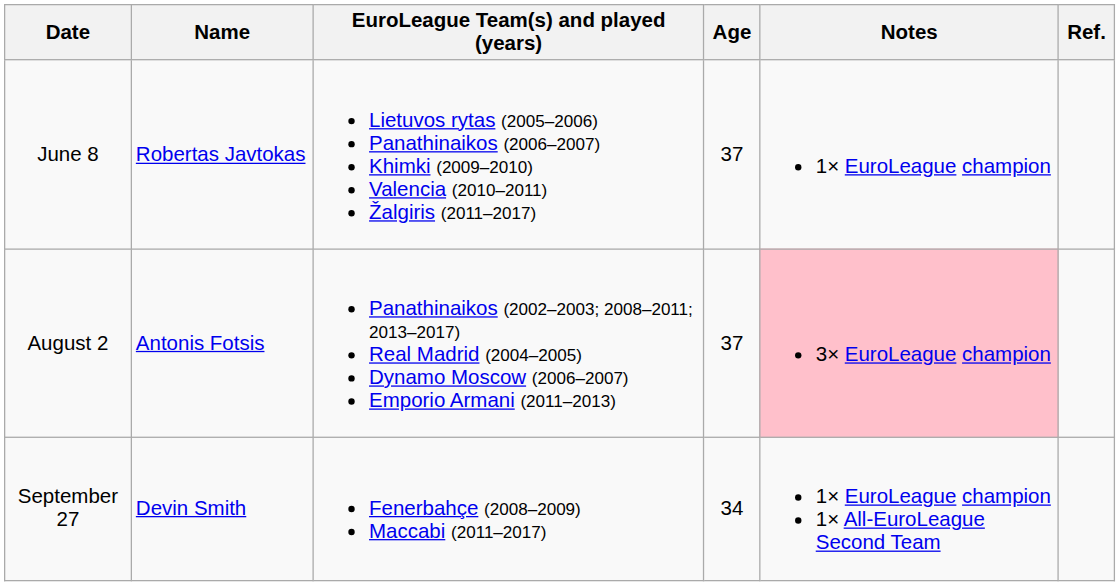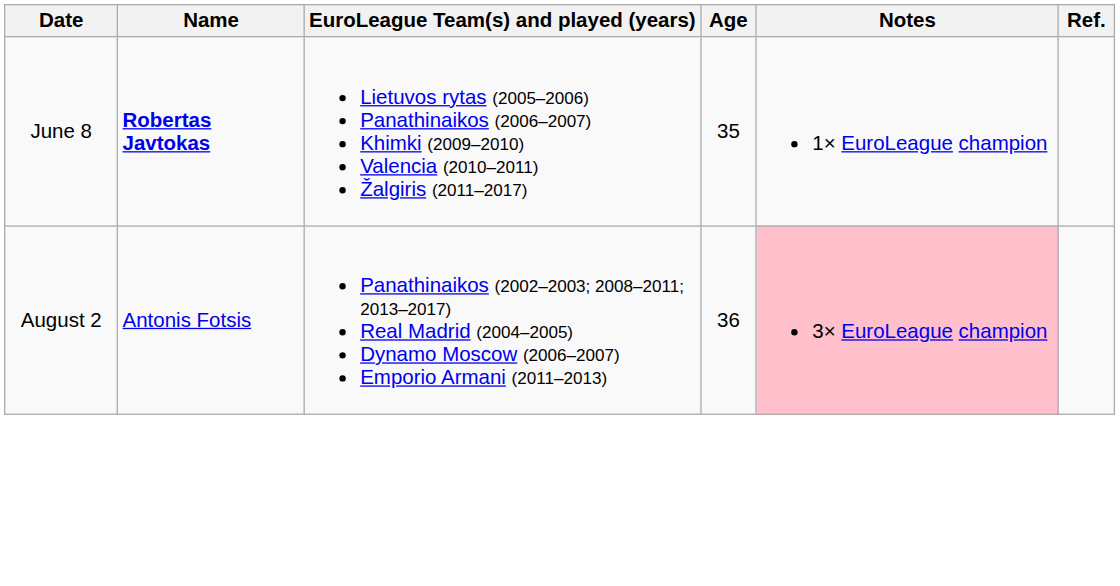(221, 154) normal -> (167, 131) bold
(732, 154) 37 -> (728, 131) 35
(732, 342) 37 -> (728, 319) 36
- row: (68, 508)
